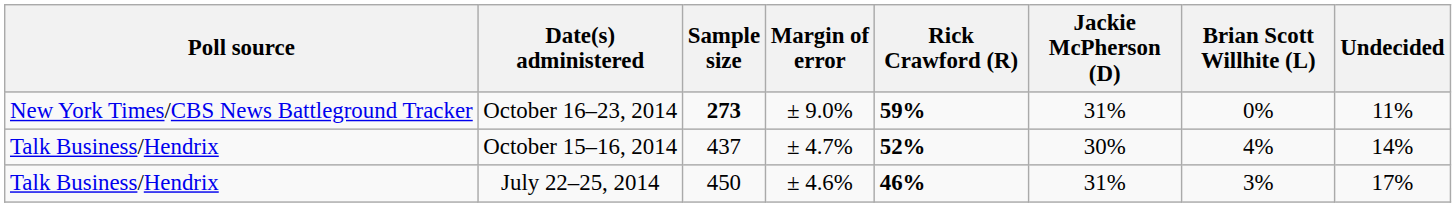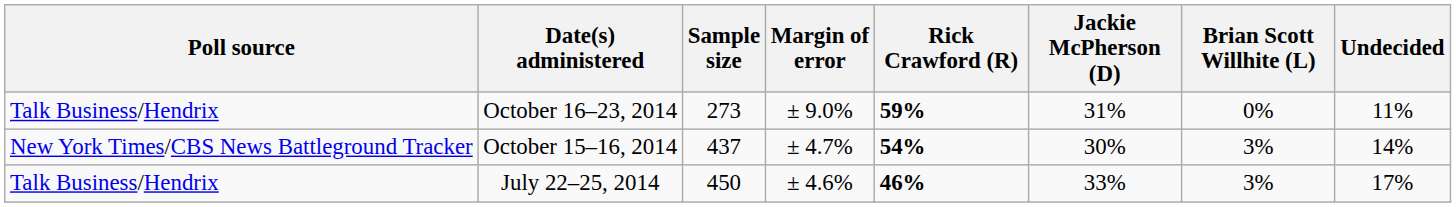(241, 110) New York Times/CBS News Battleground Tracker -> (114, 110) Talk Business/Hendrix
(724, 110) bold -> (724, 110) normal
(114, 146) Talk Business/Hendrix -> (241, 146) New York Times/CBS News Battleground Tracker
(903, 146) 52% -> (903, 146) 54%
(1258, 146) 4% -> (1258, 146) 3%
(1105, 182) 31% -> (1105, 182) 33%
